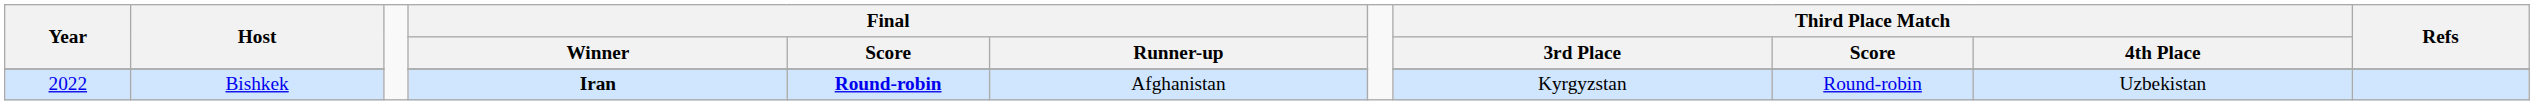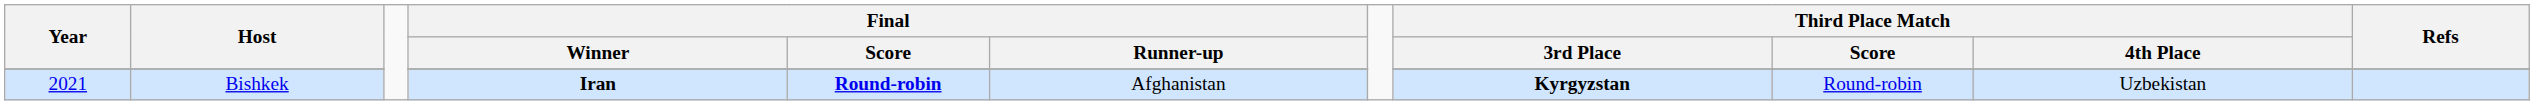(68, 84) 2022 -> (68, 84) 2021
(1582, 84) normal -> (1582, 84) bold
